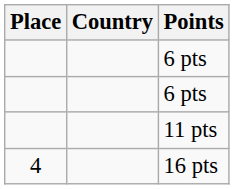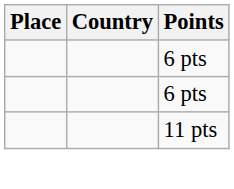- row: (36, 165)
